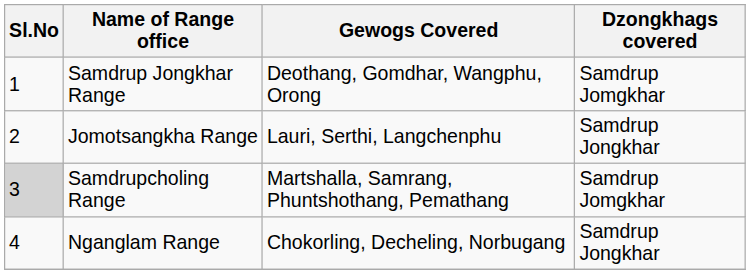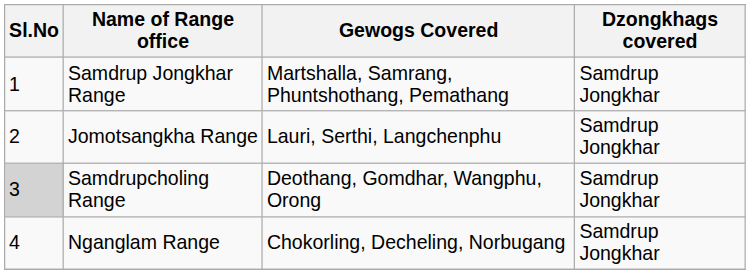(404, 83) Deothang, Gomdhar, Wangphu, Orong -> (388, 83) Martshalla, Samrang, Phuntshothang, Pemathang
(622, 83) Samdrup Jomgkhar -> (620, 83) Samdrup Jongkhar
(388, 189) Martshalla, Samrang, Phuntshothang, Pemathang -> (404, 189) Deothang, Gomdhar, Wangphu, Orong
(622, 189) Samdrup Jomgkhar -> (620, 189) Samdrup Jongkhar
